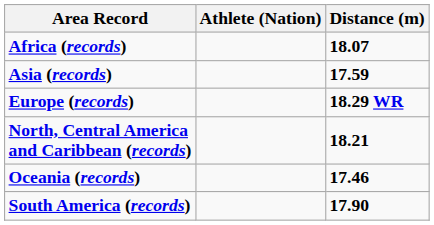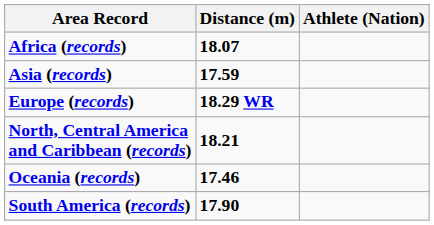columns swapped: (260, 18) <-> (377, 18)
